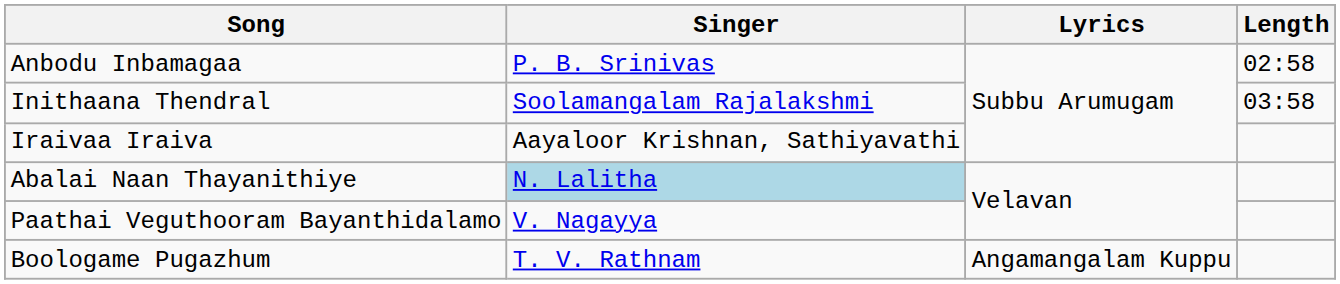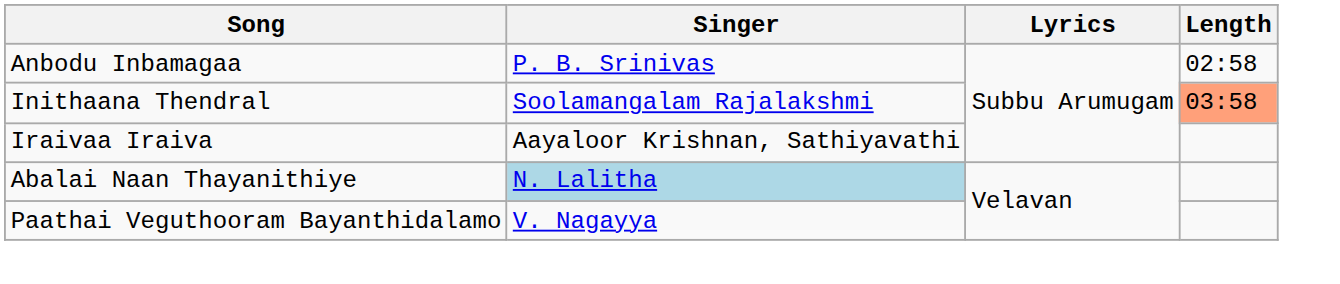(1279, 103) no background -> (1221, 103) lightsalmon background
- row: (141, 260)
